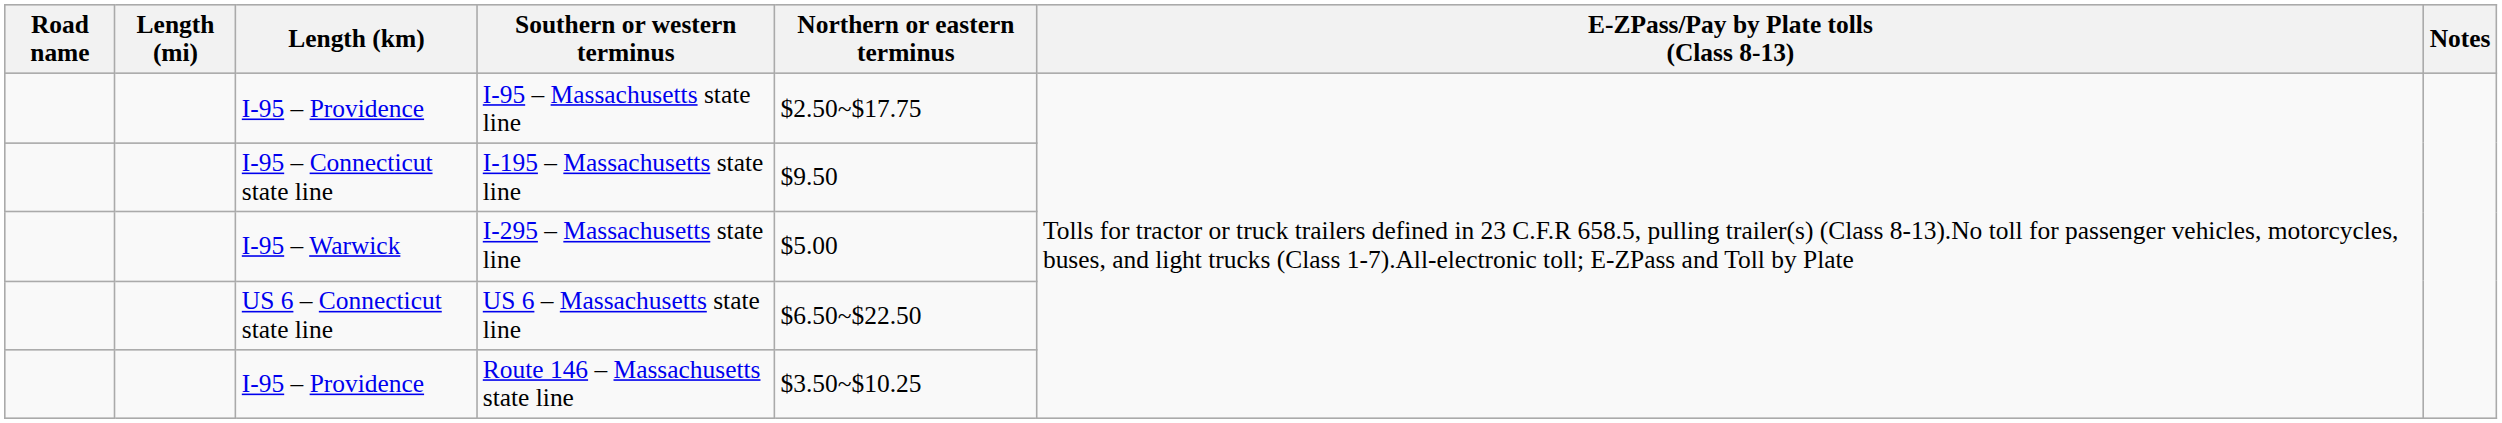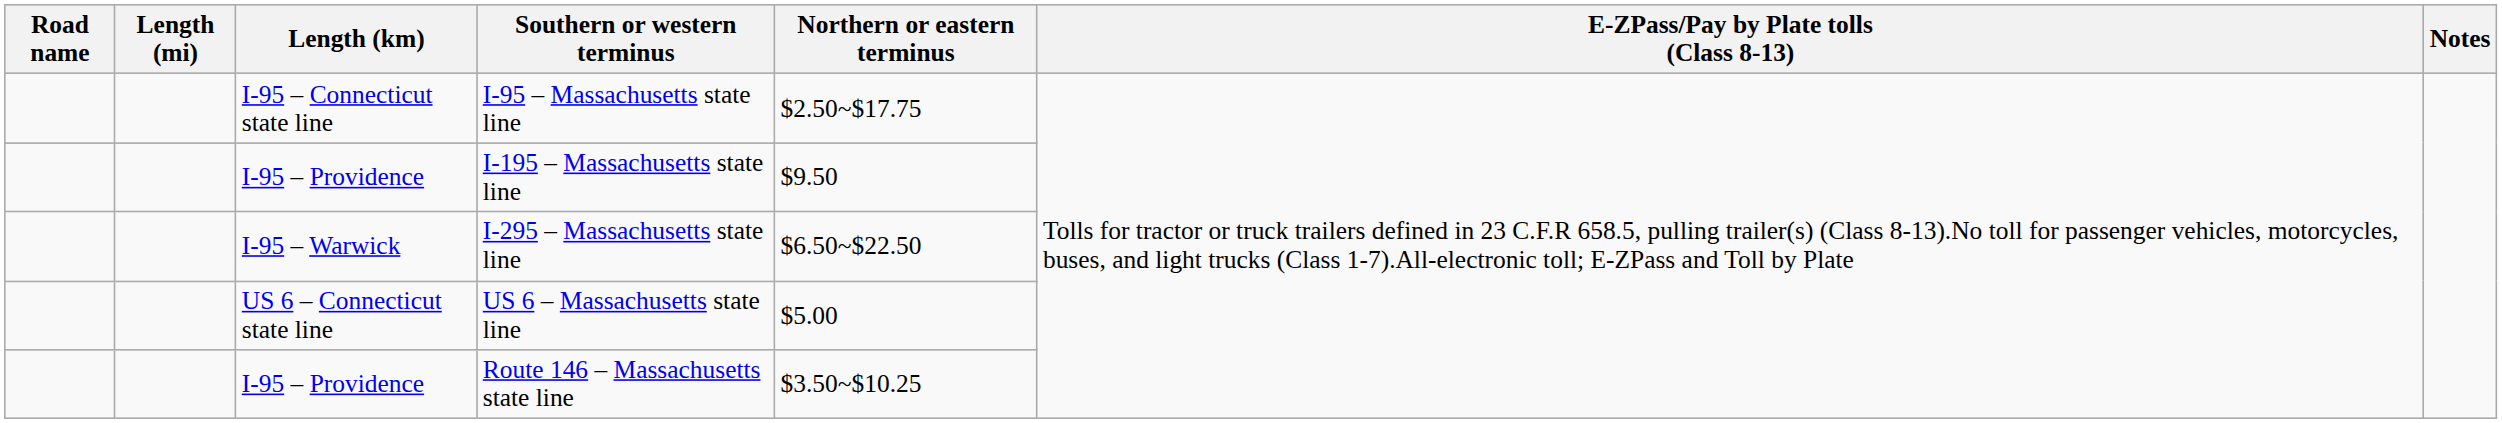(333, 107) I-95 – Providence -> (337, 107) I-95 – Connecticut state line
(337, 176) I-95 – Connecticut state line -> (333, 176) I-95 – Providence
(809, 245) $5.00 -> (851, 245) $6.50~$22.50
(851, 314) $6.50~$22.50 -> (809, 314) $5.00
